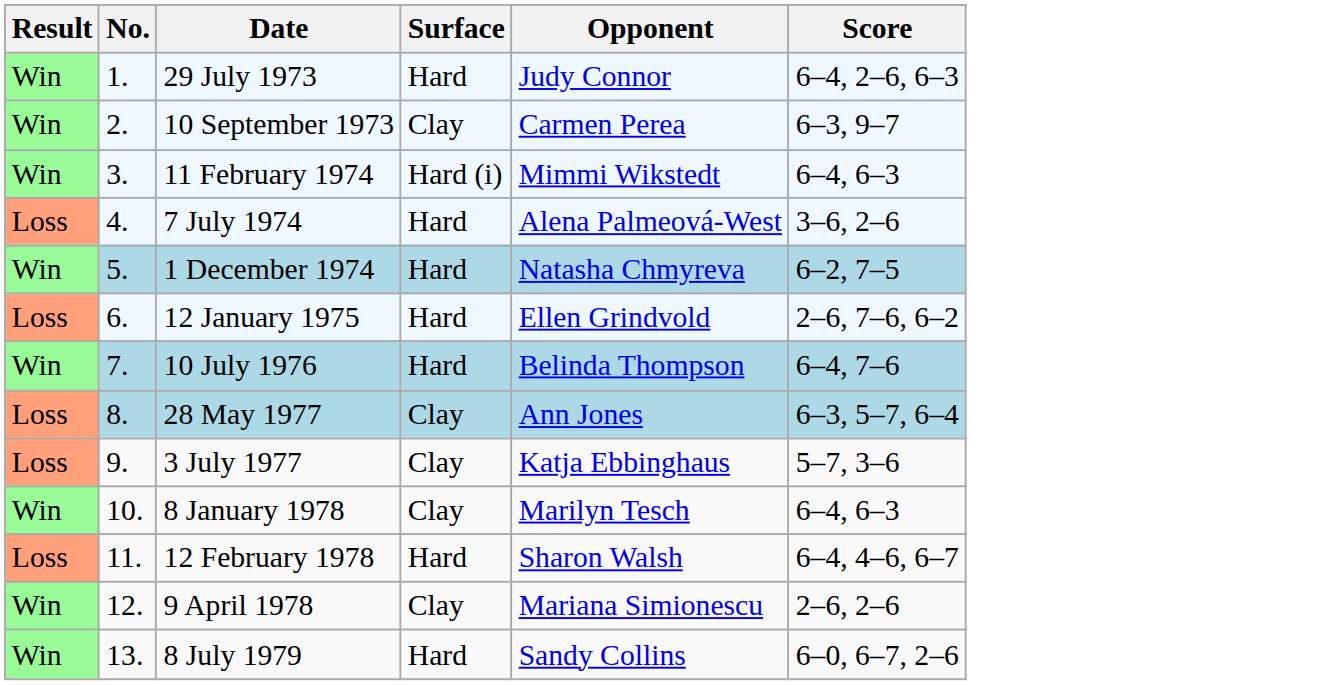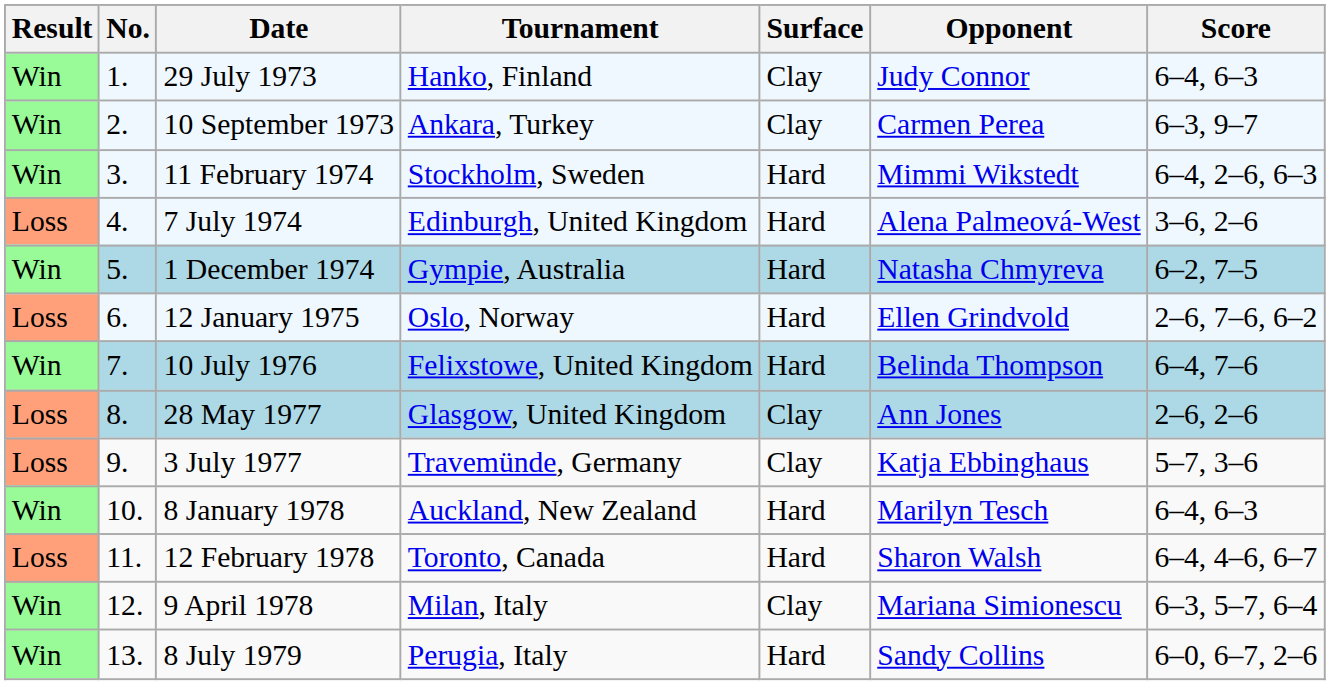+ column: (580, 28)
(437, 76) Hard -> (794, 76) Clay
(877, 76) 6–4, 2–6, 6–3 -> (1206, 76) 6–4, 6–3
(455, 172) Hard (i) -> (796, 172) Hard
(848, 172) 6–4, 6–3 -> (1236, 172) 6–4, 2–6, 6–3
(877, 412) 6–3, 5–7, 6–4 -> (1206, 412) 2–6, 2–6
(436, 509) Clay -> (796, 509) Hard
(848, 605) 2–6, 2–6 -> (1236, 605) 6–3, 5–7, 6–4
